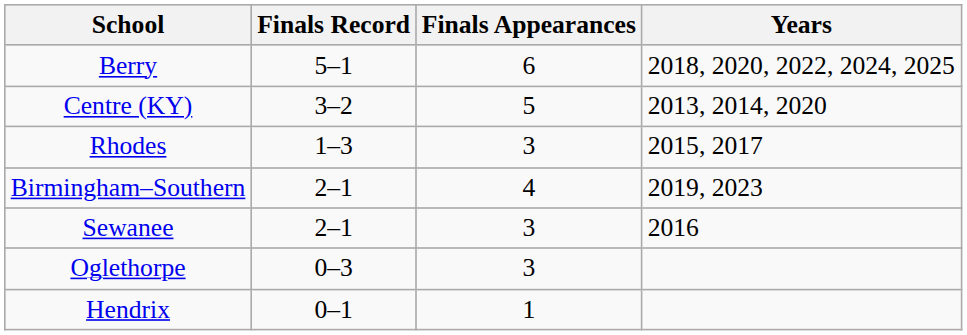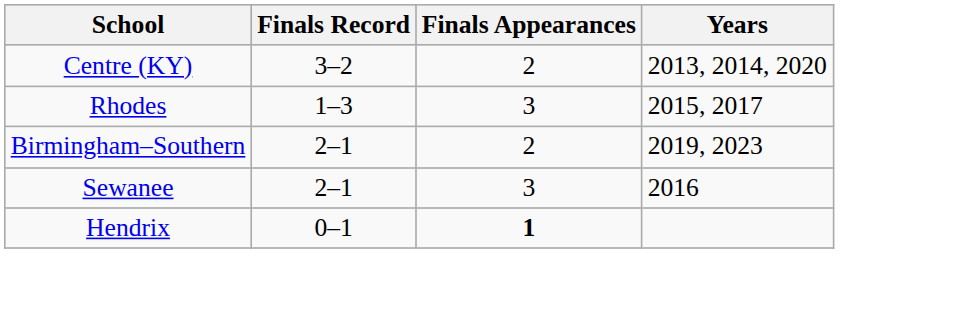- row: (128, 65)
(529, 106) 5 -> (529, 65) 2
(529, 187) 4 -> (529, 146) 2
- row: (128, 268)
(529, 308) normal -> (529, 227) bold
